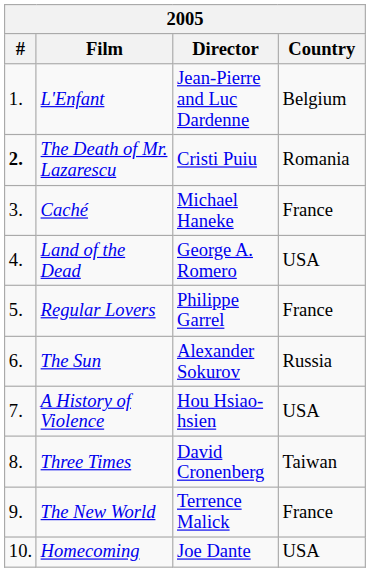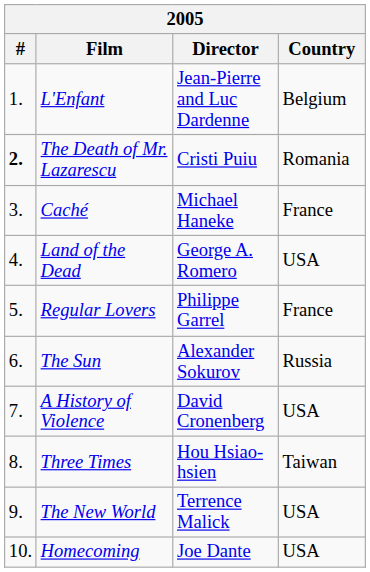(220, 411) Hou Hsiao-hsien -> (221, 411) David Cronenberg
(221, 461) David Cronenberg -> (220, 461) Hou Hsiao-hsien
(308, 511) France -> (301, 511) USA
